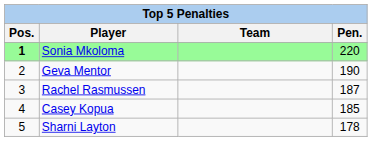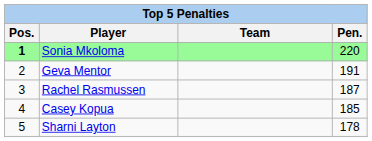(350, 71) 190 -> (350, 71) 191
